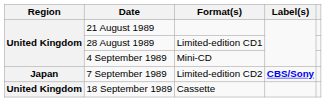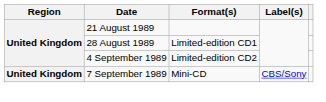(194, 58) Mini-CD -> (214, 58) Limited-edition CD2
(44, 74) Japan -> (44, 74) United Kingdom
(220, 74) Limited-edition CD2 -> (189, 74) Mini-CD
(290, 74) bold -> (284, 74) normal
- row: (129, 89)
